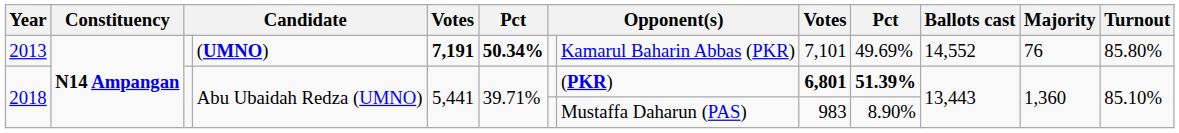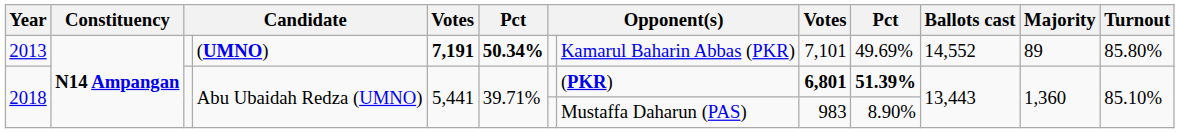(1033, 50) 76 -> (1033, 50) 89
